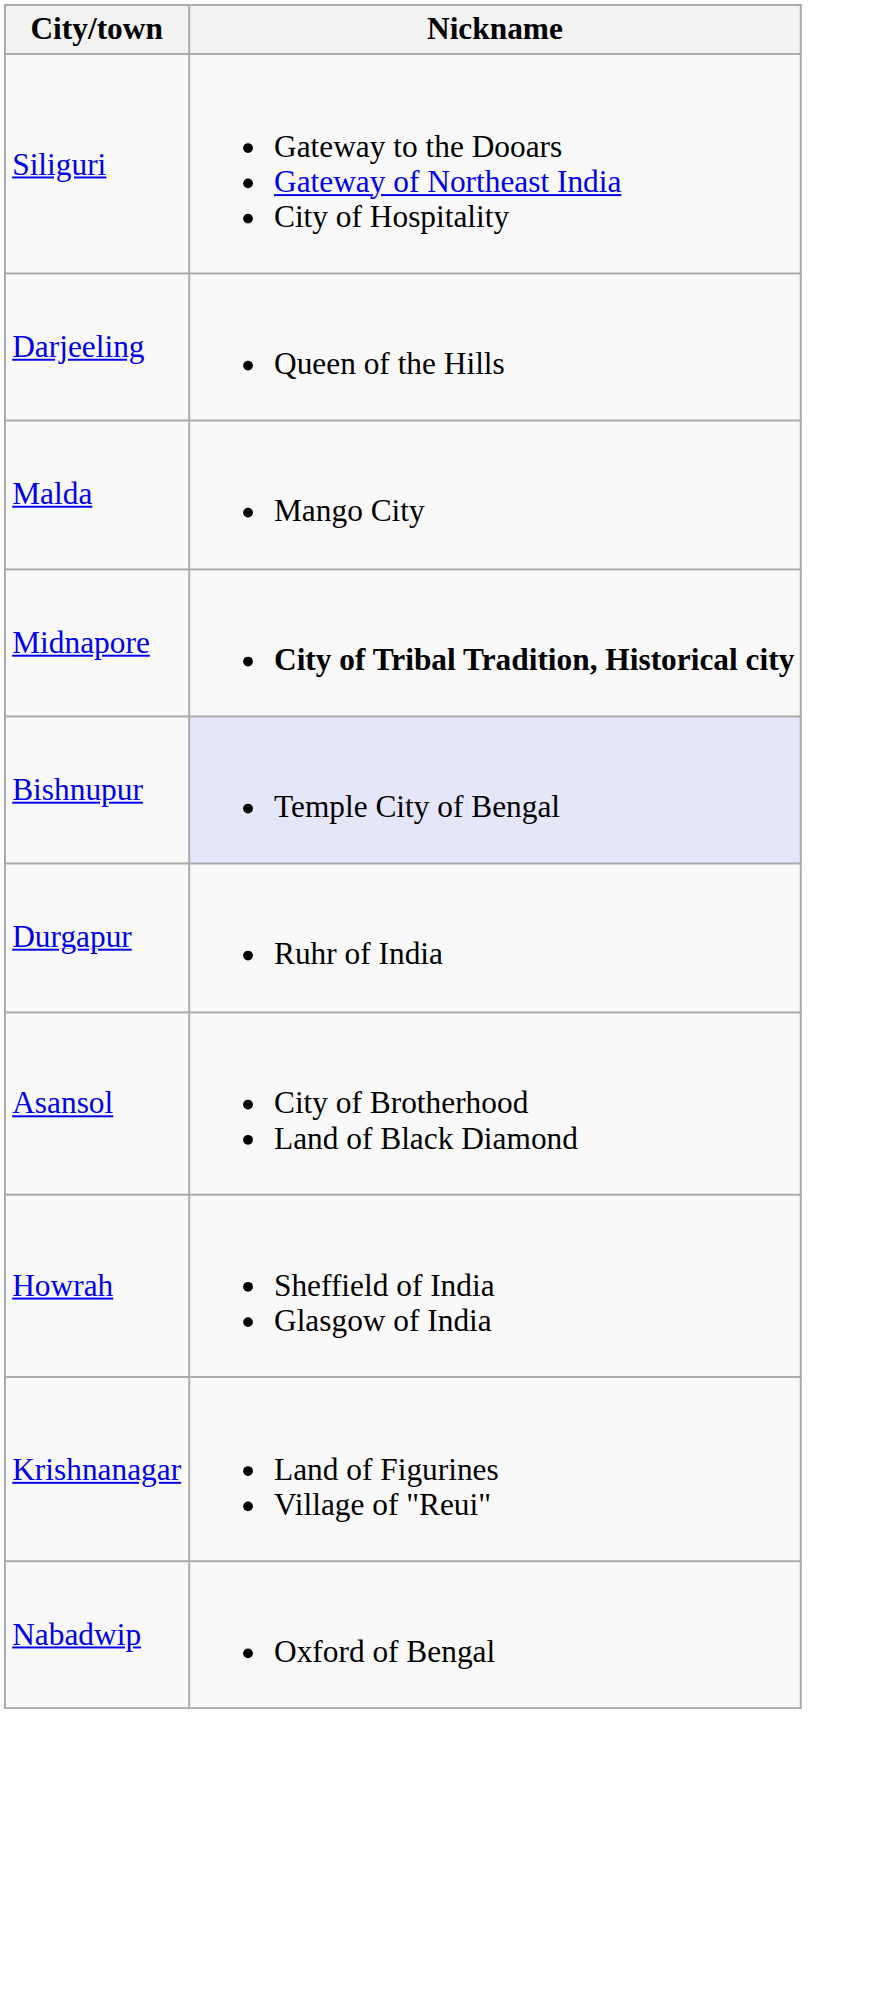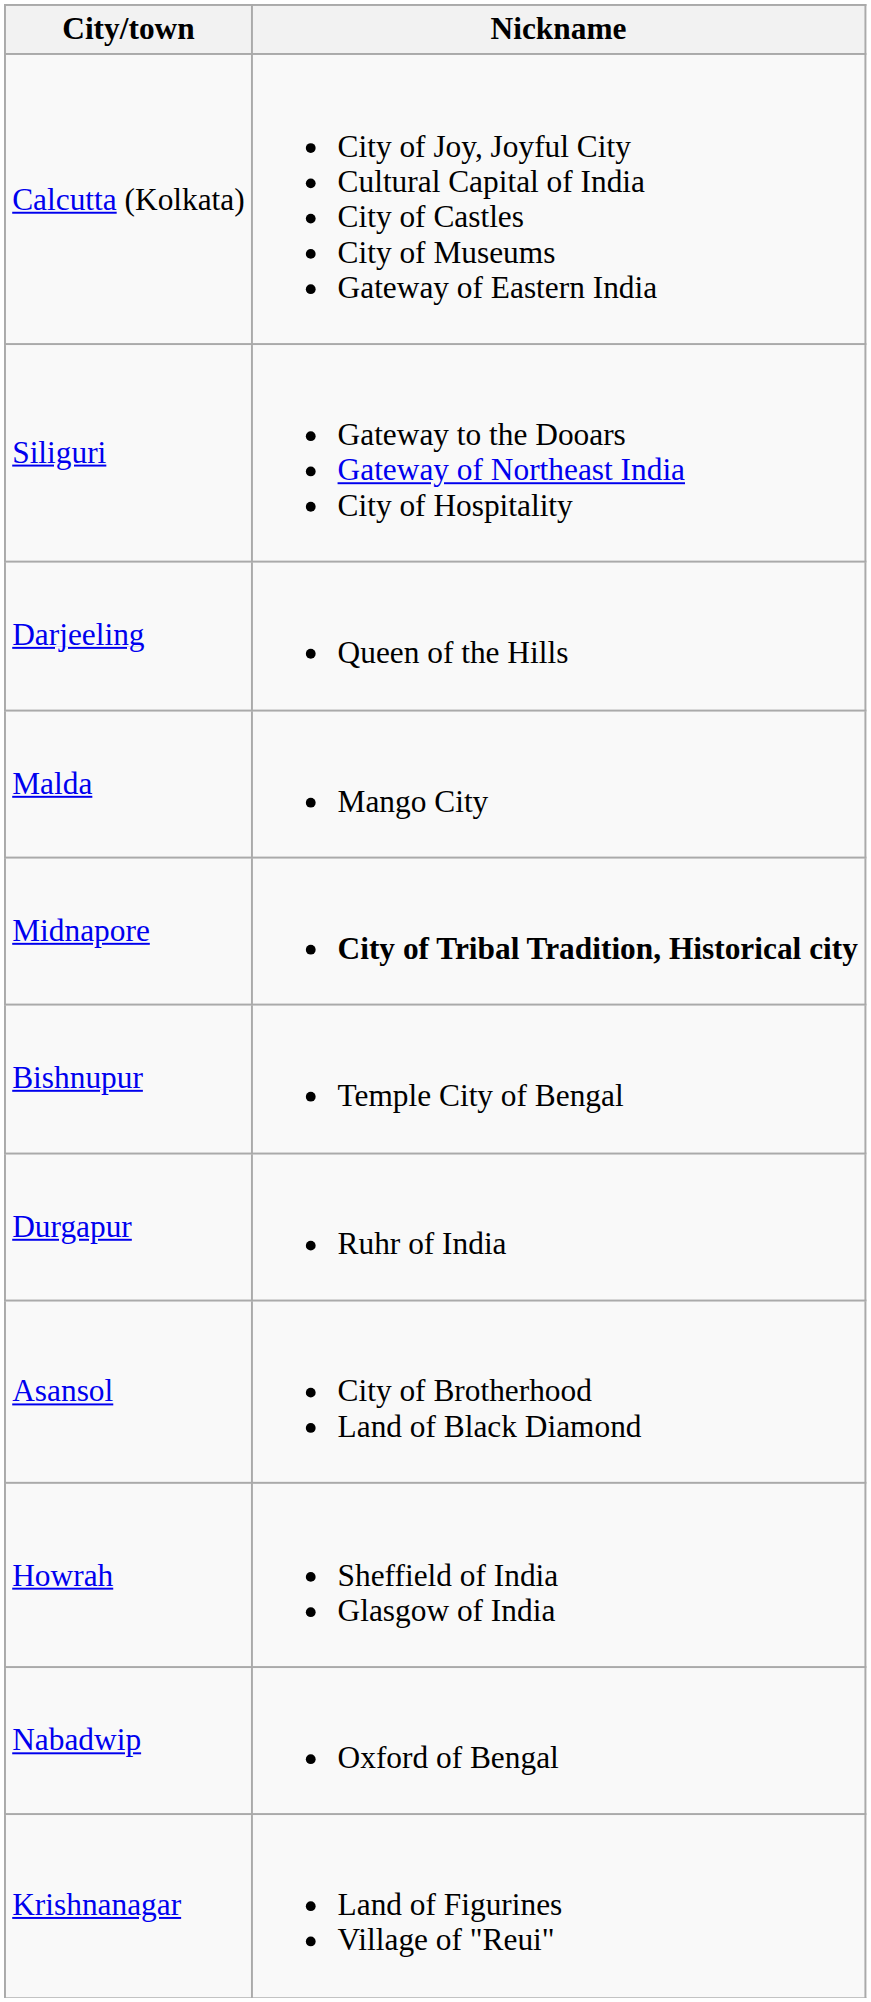+ row: (128, 198)
(495, 808) lavender background -> (559, 1097) no background
rows swapped: (97, 1468) <-> (77, 1634)
